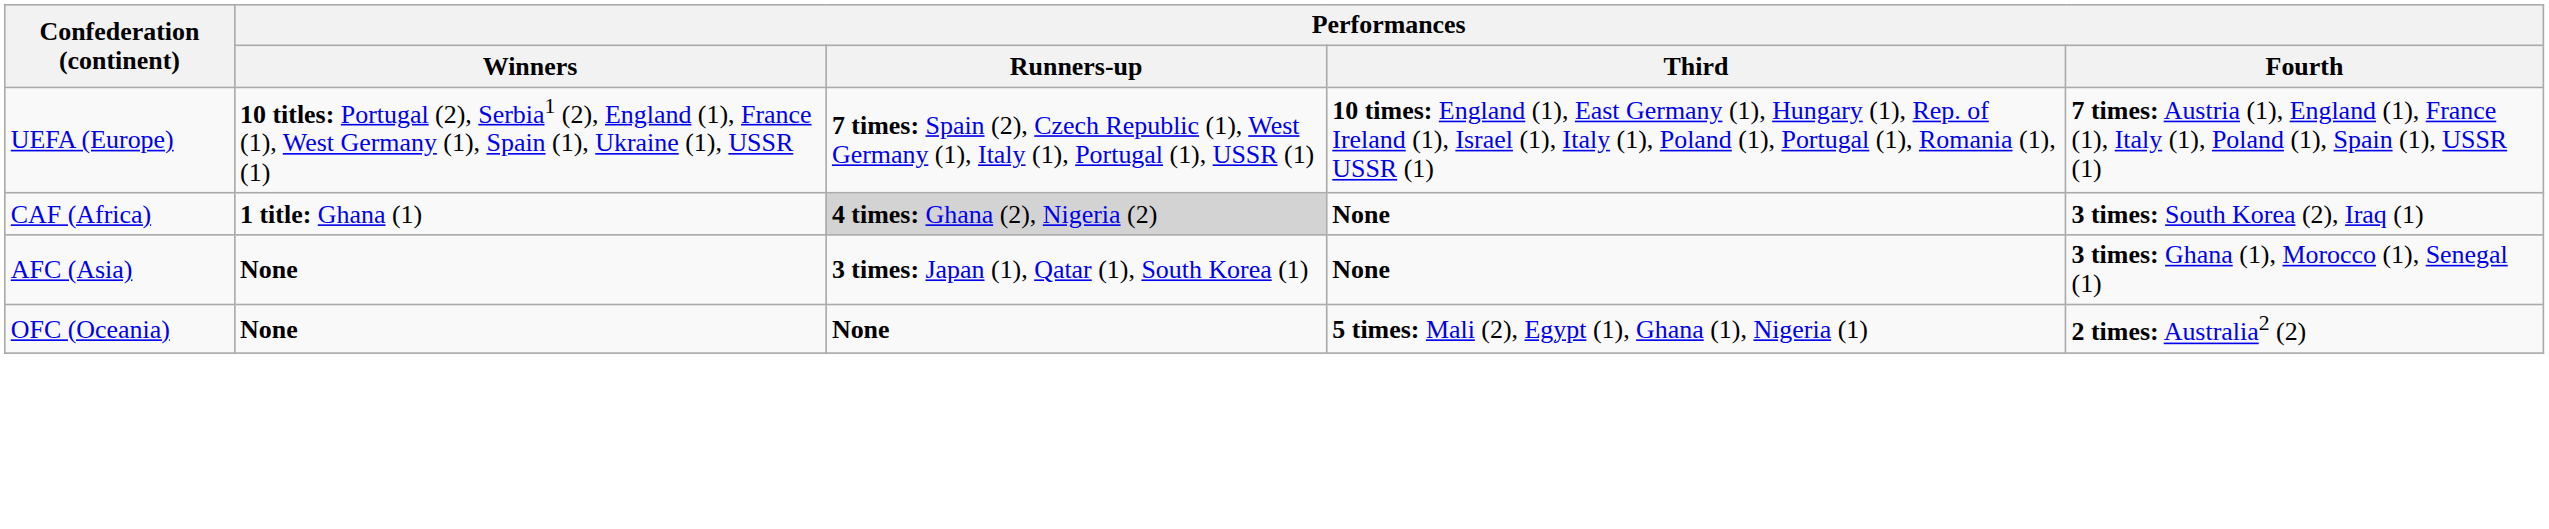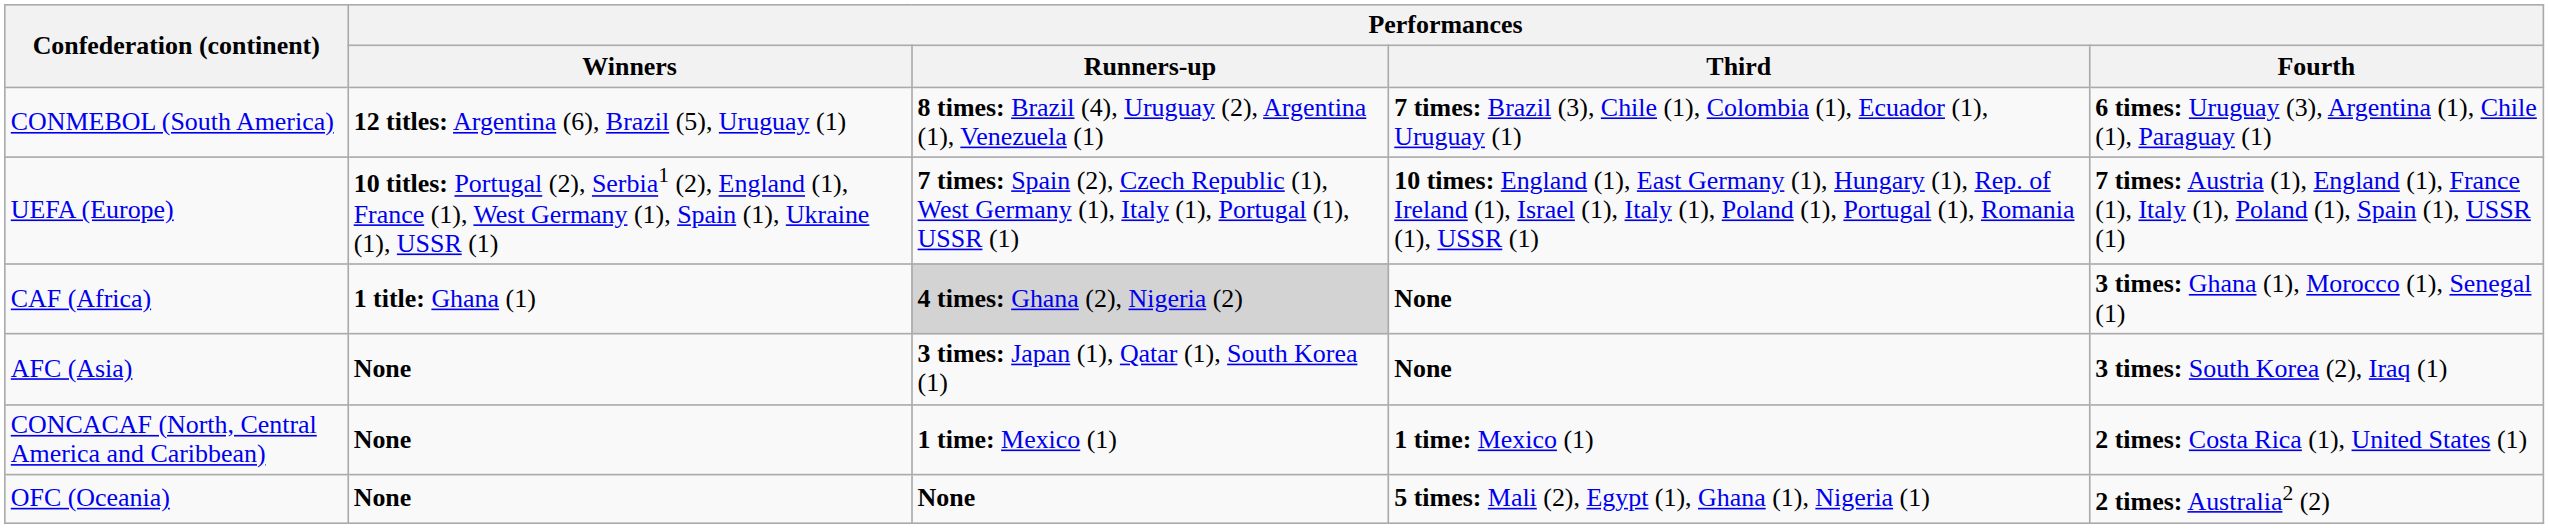+ row: (172, 121)
(2248, 213) 3 times: South Korea (2), Iraq (1) -> (2313, 298) 3 times: Ghana (1), Morocco (1), Senegal (1)
(2290, 269) 3 times: Ghana (1), Morocco (1), Senegal (1) -> (2271, 368) 3 times: South Korea (2), Iraq (1)
+ row: (164, 439)
